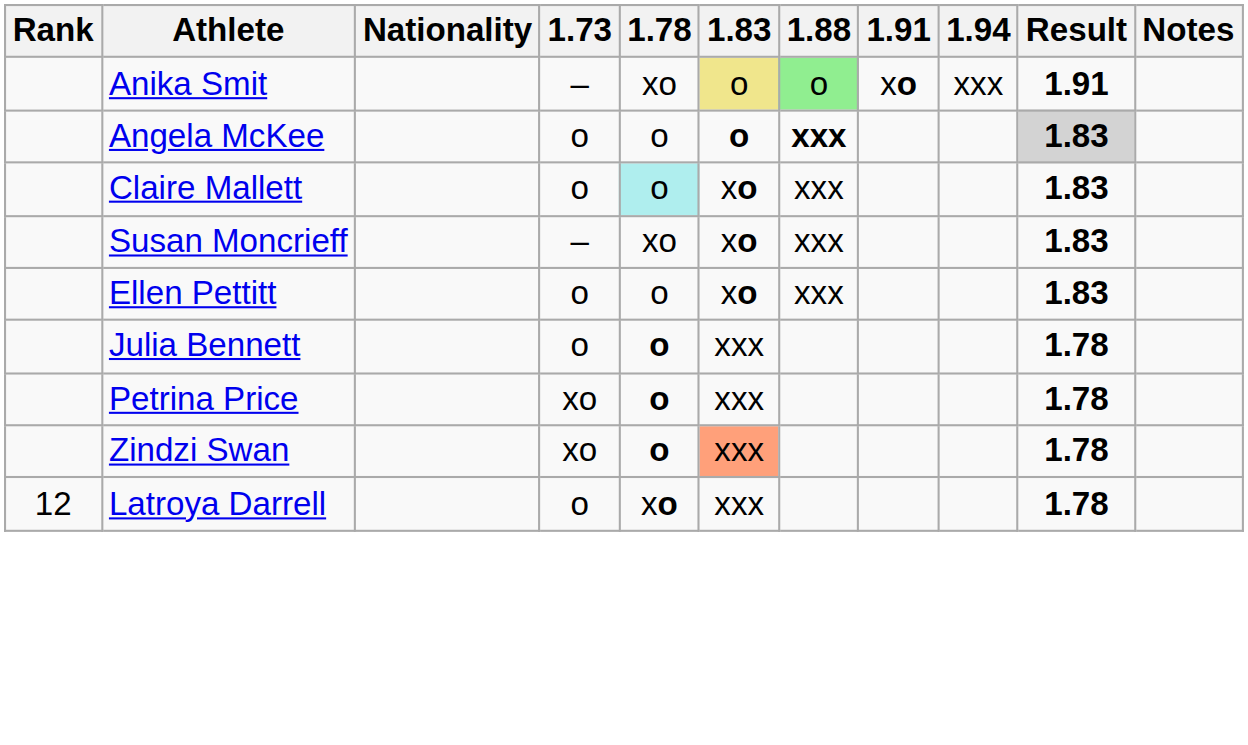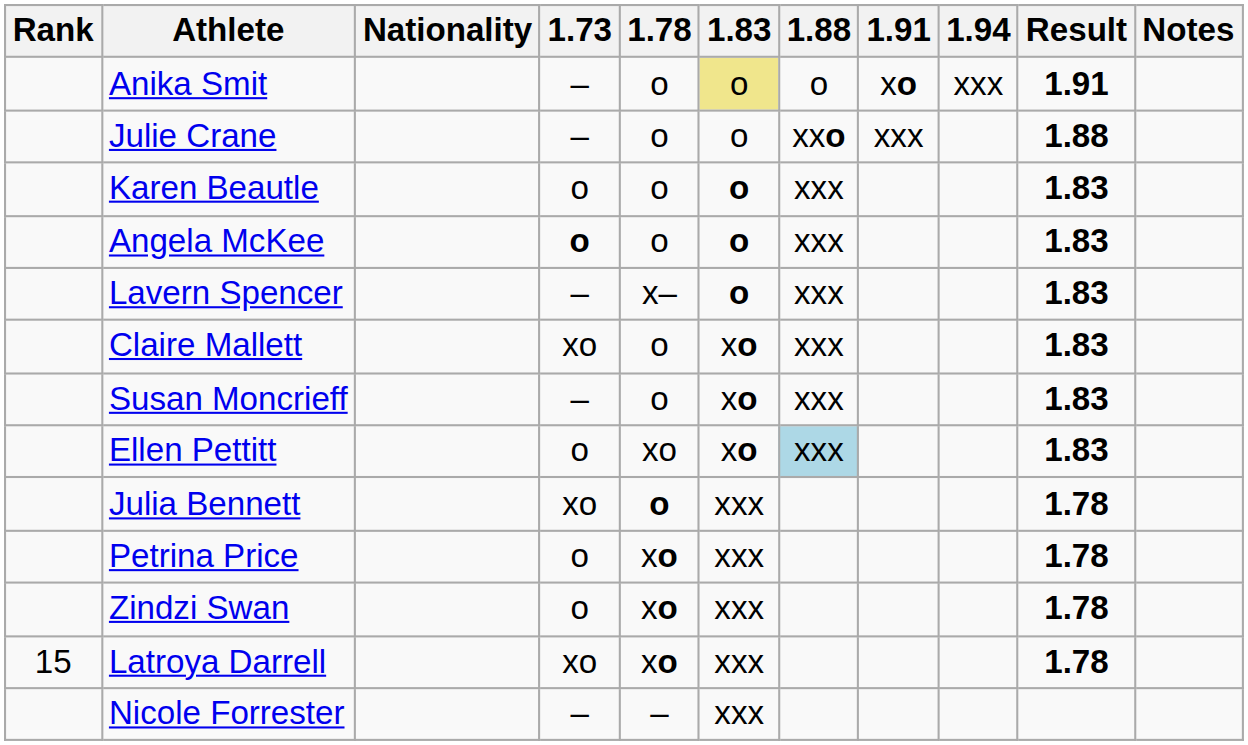(659, 83) xo -> (659, 83) o
(819, 83) lightgreen background -> (819, 83) no background
+ row: (193, 135)
+ row: (214, 188)
(580, 135) normal -> (580, 240) bold
(819, 135) bold -> (819, 240) normal
(1076, 135) lightgrey background -> (1076, 240) no background
+ row: (226, 293)
(580, 188) o -> (580, 345) xo
(659, 188) paleturquoise background -> (659, 345) no background
(659, 240) xo -> (659, 398) o
(659, 293) o -> (659, 450) xo
(819, 293) no background -> (819, 450) lightblue background
(580, 345) o -> (580, 503) xo
(580, 398) xo -> (580, 556) o
(659, 398) o -> (659, 556) xo
(580, 450) xo -> (580, 608) o
(659, 450) o -> (659, 608) xo
(739, 450) lightsalmon background -> (739, 608) no background
(53, 503) 12 -> (53, 661) 15
(580, 503) o -> (580, 661) xo
+ row: (227, 713)
